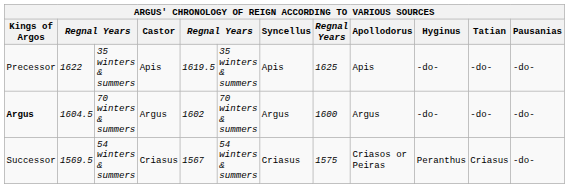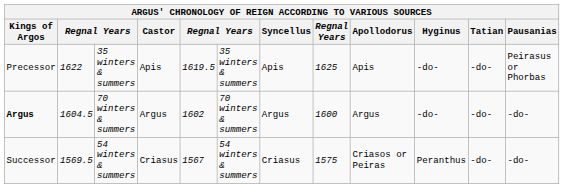(524, 68) -do- -> (529, 68) Peirasus or Phorbas
(489, 160) Criasus -> (481, 160) -do-
